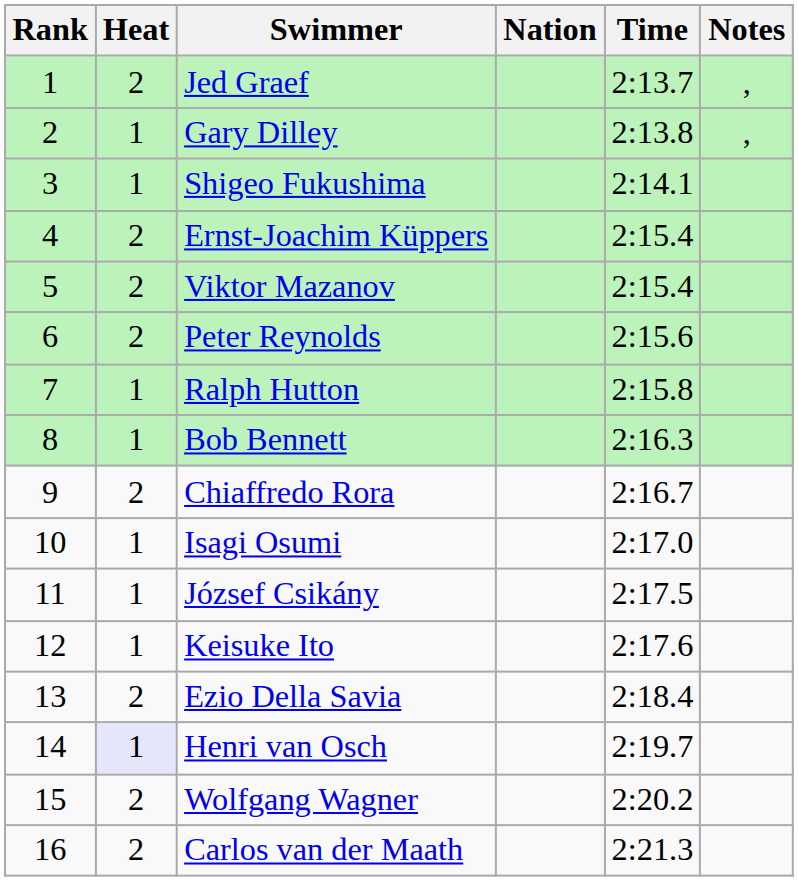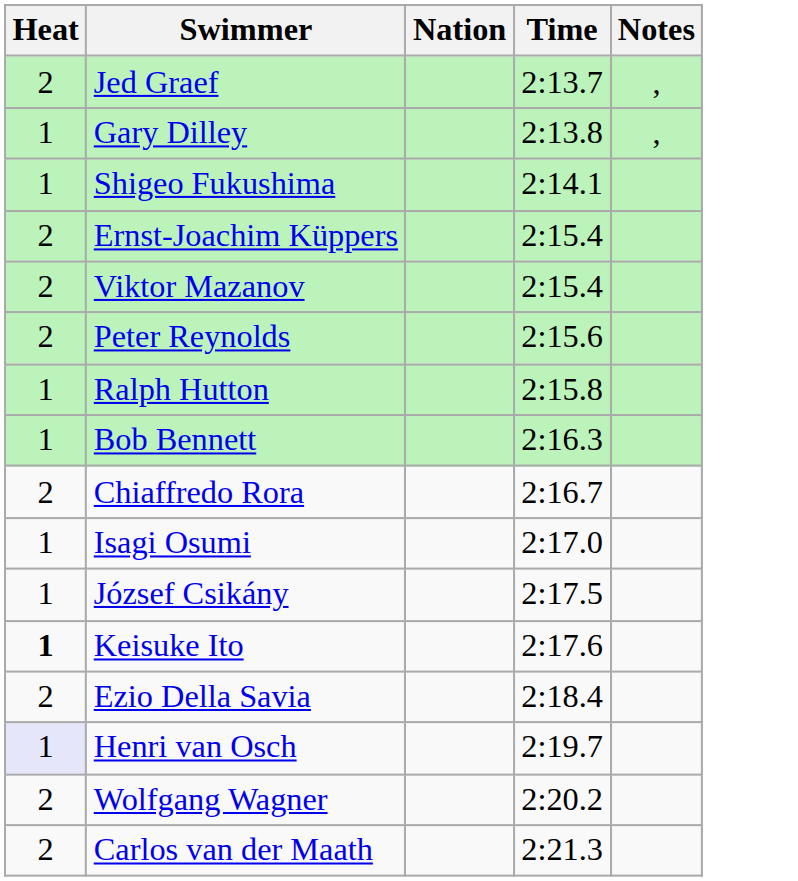- column: (50, 30)
(136, 645) normal -> (46, 645) bold
